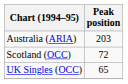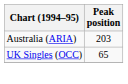- row: (39, 54)
